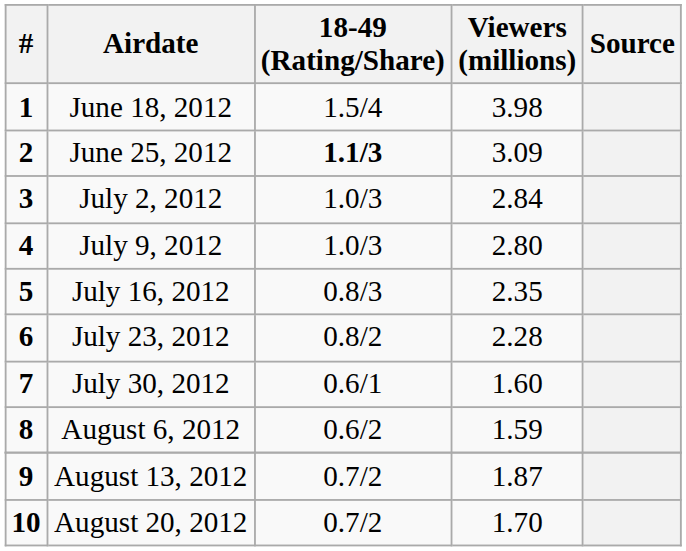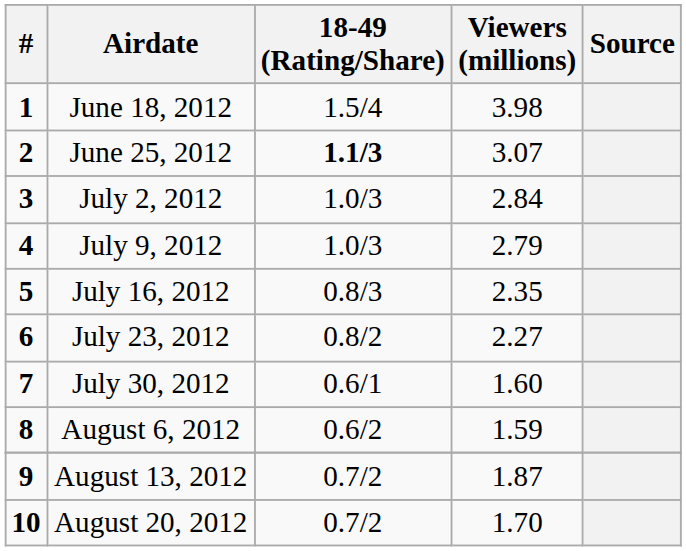(517, 152) 3.09 -> (517, 152) 3.07
(517, 245) 2.80 -> (517, 245) 2.79
(517, 337) 2.28 -> (517, 337) 2.27
